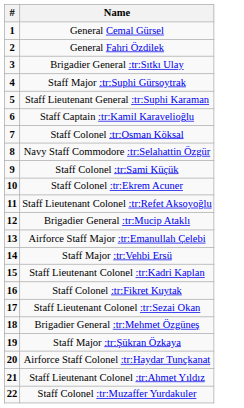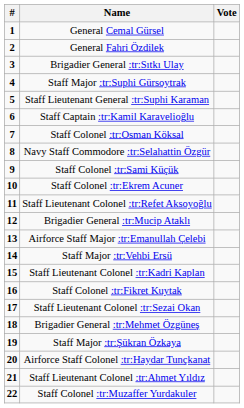+ column: (227, 13)
